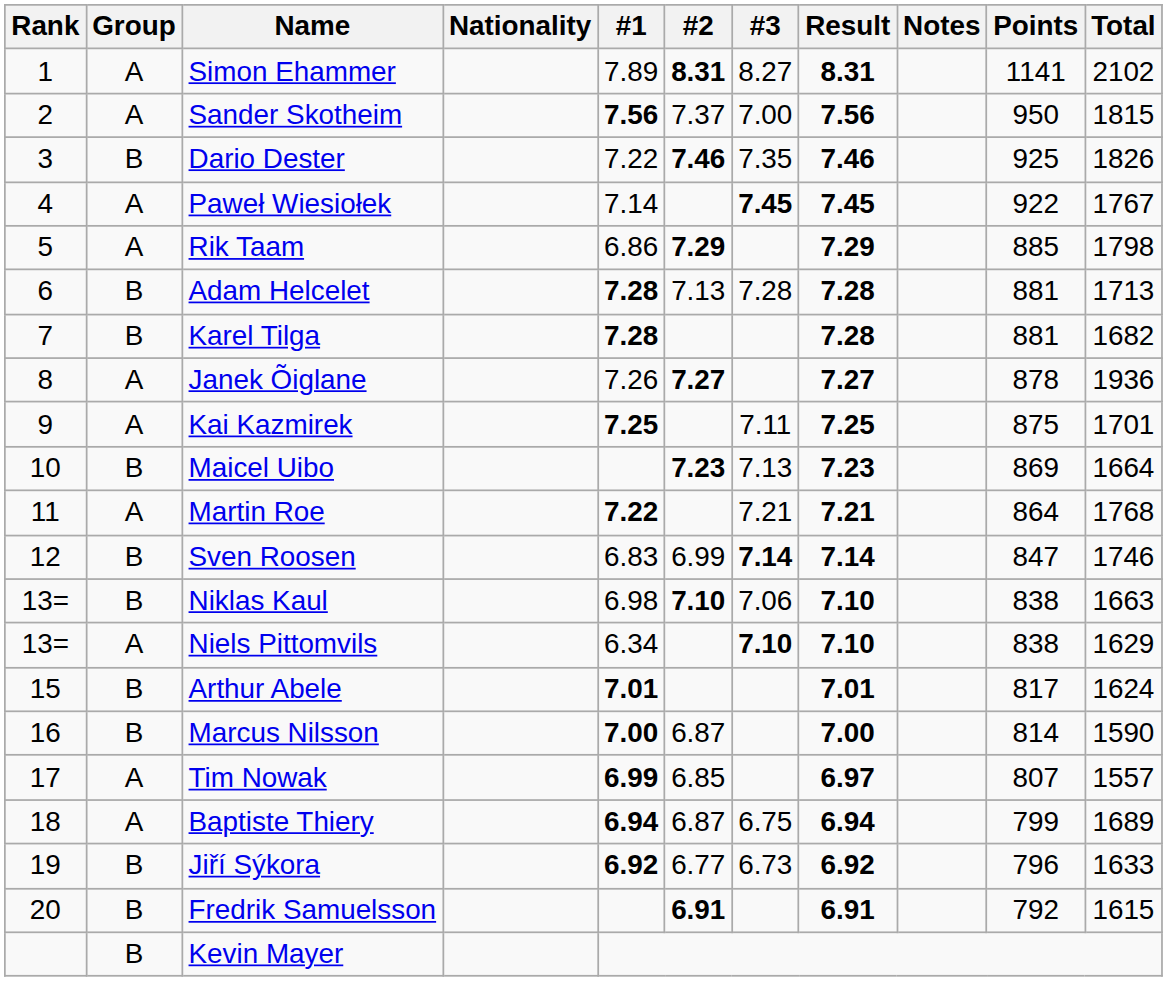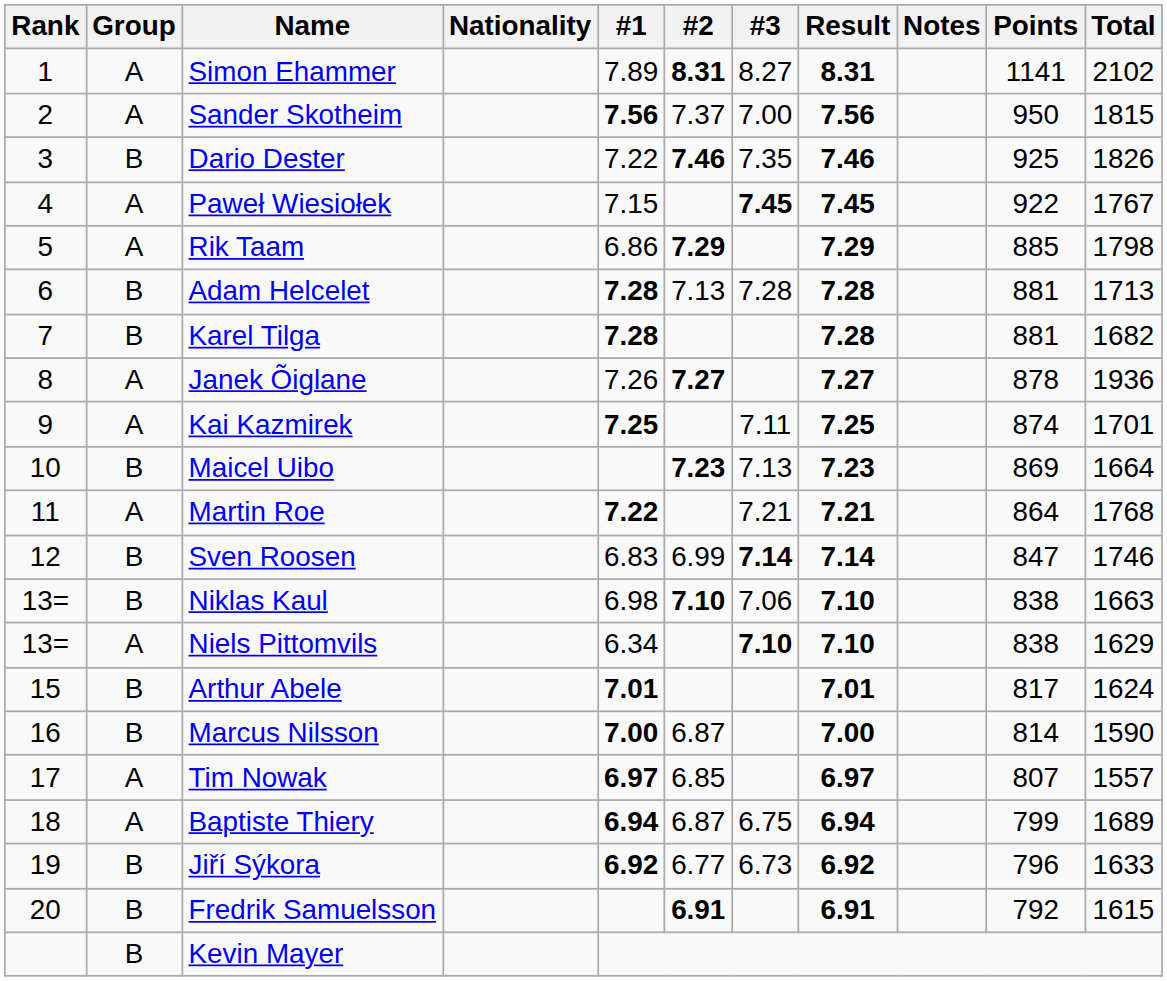(631, 203) 7.14 -> (631, 203) 7.15
(1036, 423) 875 -> (1036, 423) 874
(631, 777) 6.99 -> (631, 777) 6.97
